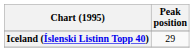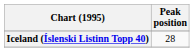(170, 39) 29 -> (170, 39) 28
